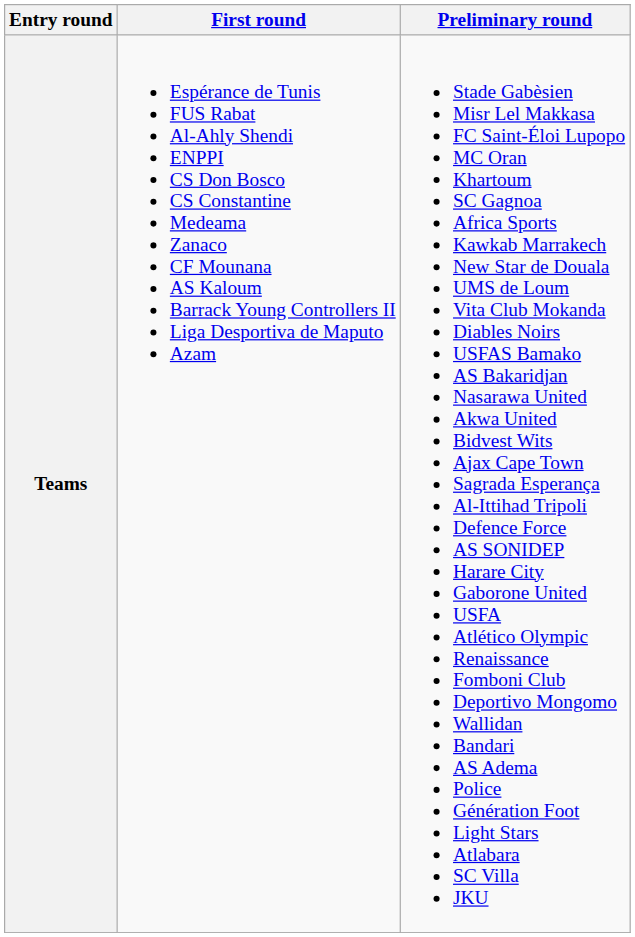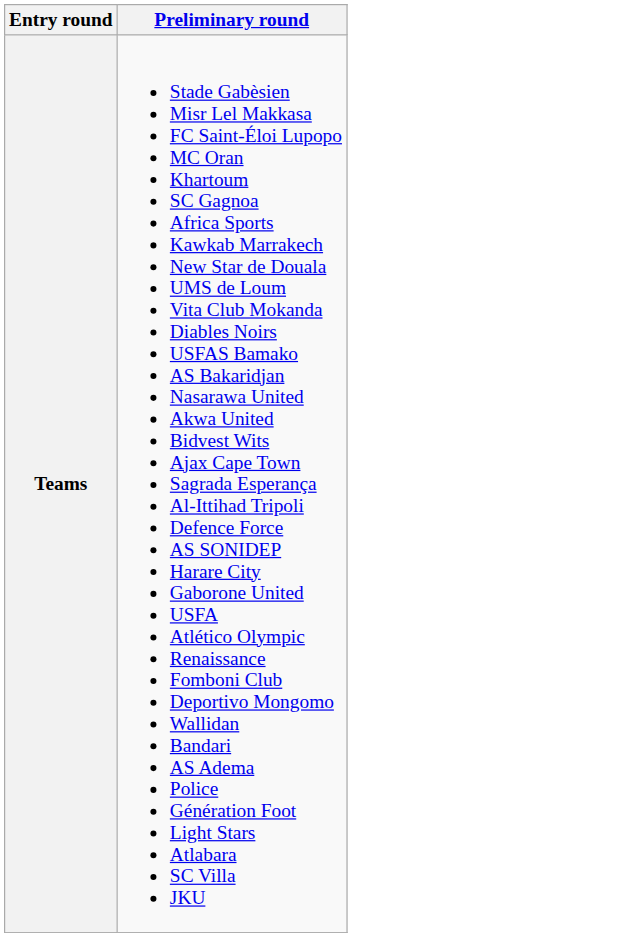- column: (259, 19)
